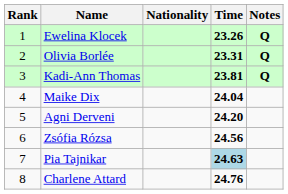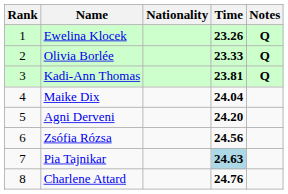(229, 55) 23.31 -> (229, 55) 23.33
